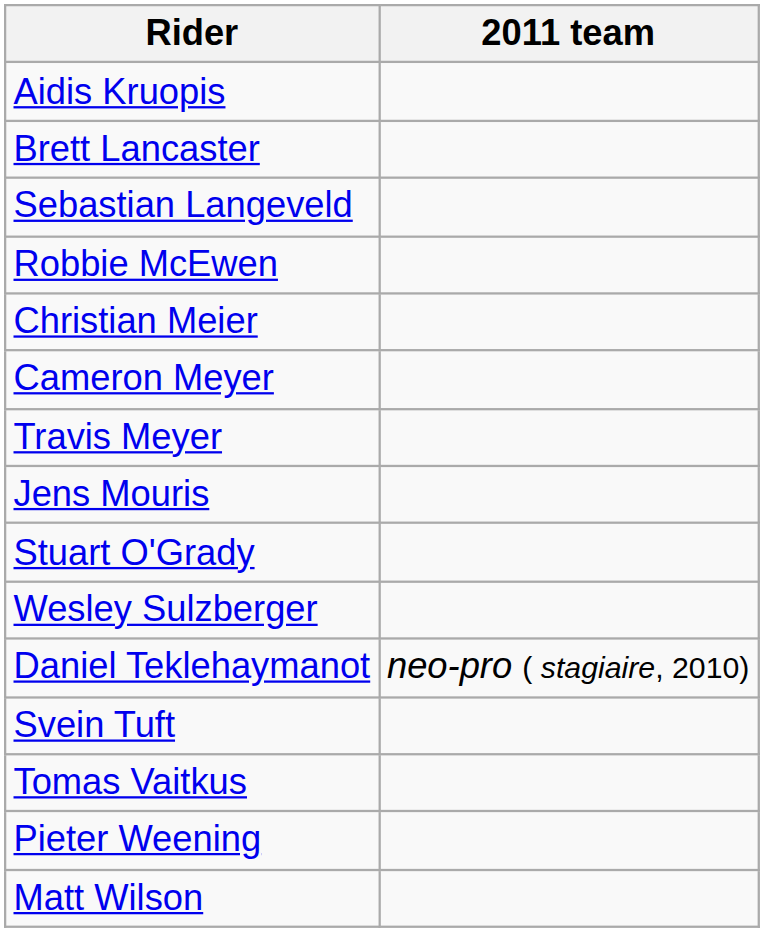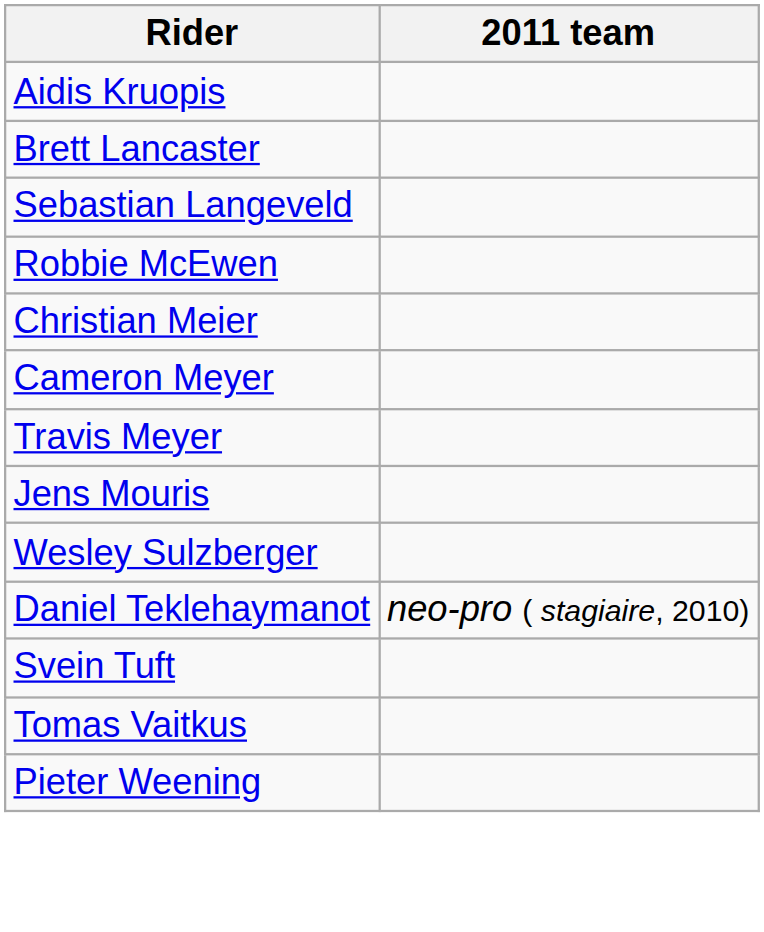- row: (134, 551)
- row: (108, 897)
